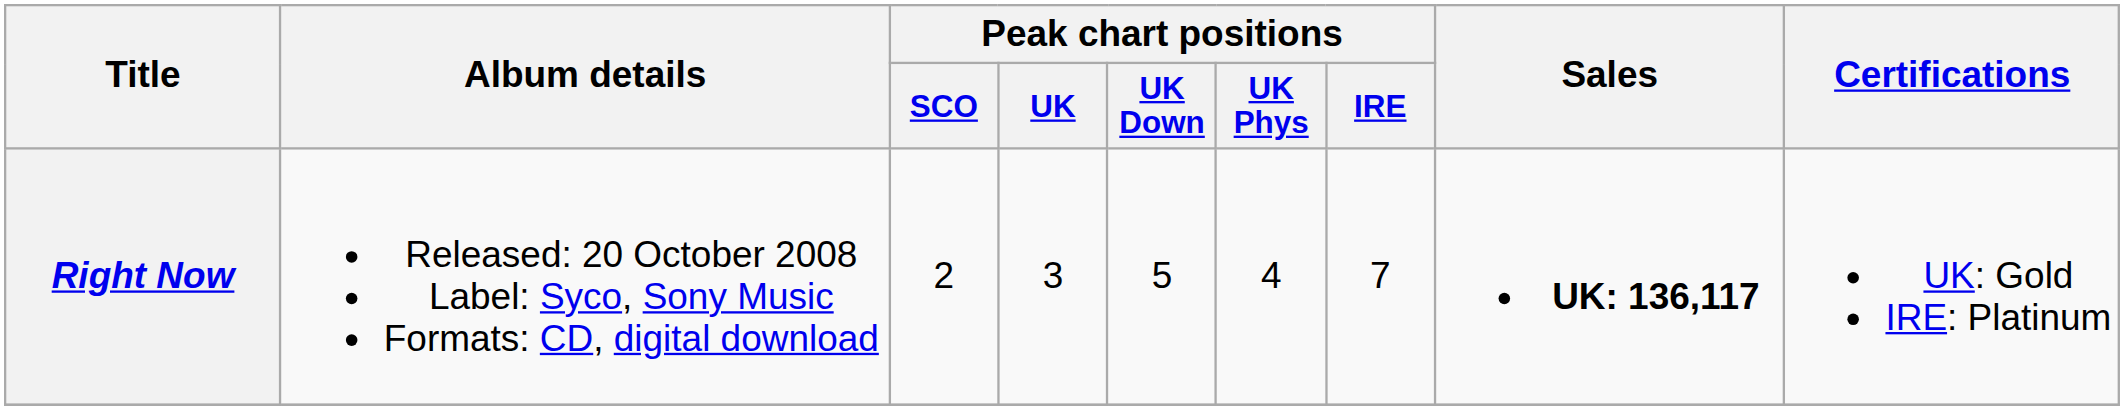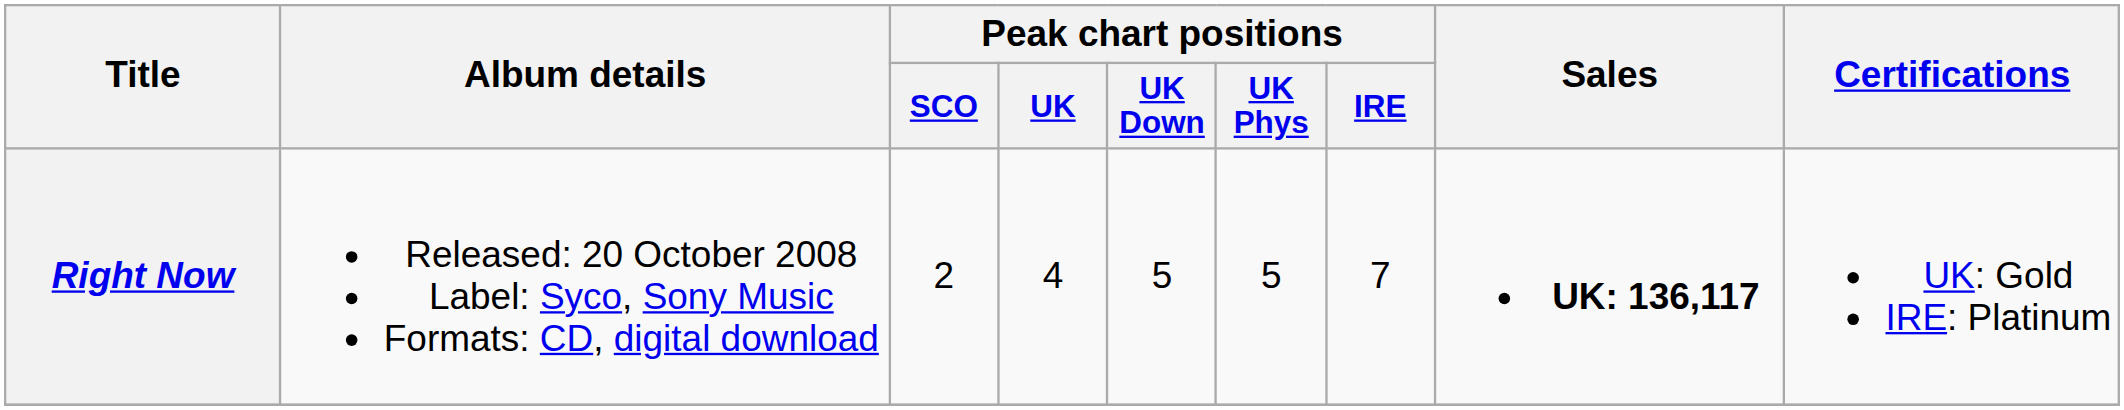(1053, 275) 3 -> (1053, 275) 4
(1271, 275) 4 -> (1271, 275) 5
